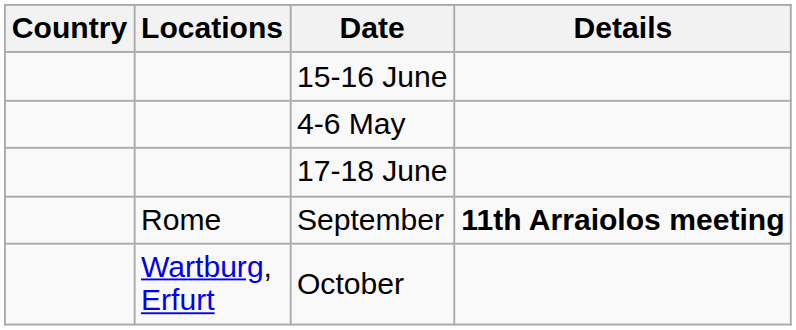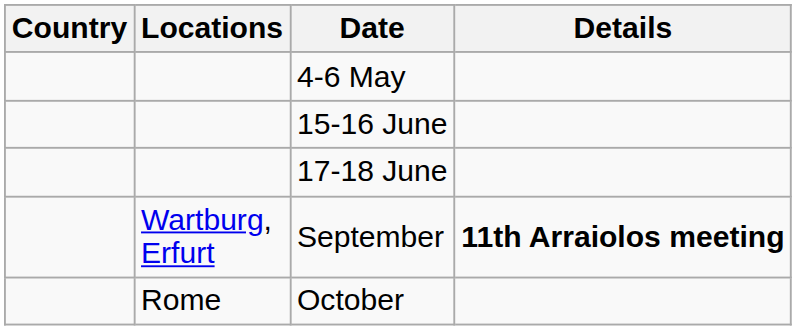rows swapped: (351, 123) <-> (372, 76)
(181, 219) Rome -> (207, 236) Wartburg, Erfurt
(207, 283) Wartburg, Erfurt -> (181, 300) Rome
